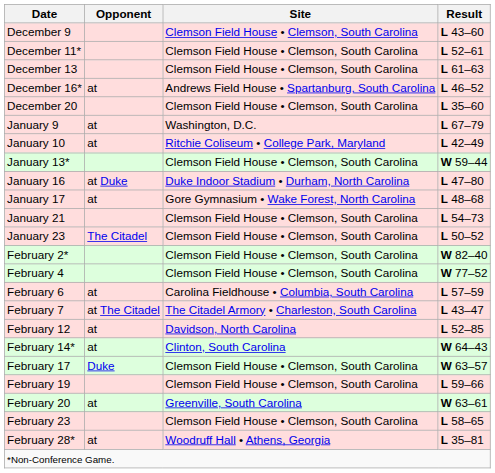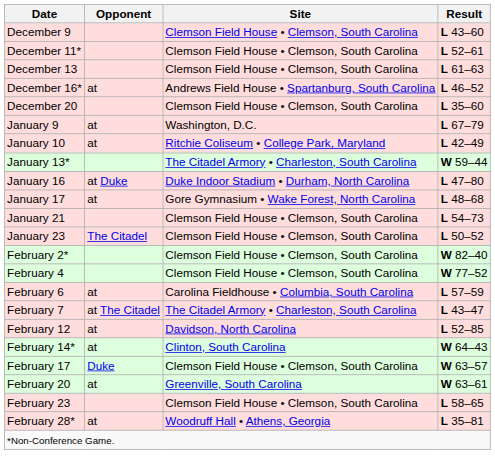(292, 162) Clemson Field House • Clemson, South Carolina -> (291, 162) The Citadel Armory • Charleston, South Carolina
- row: (39, 384)
